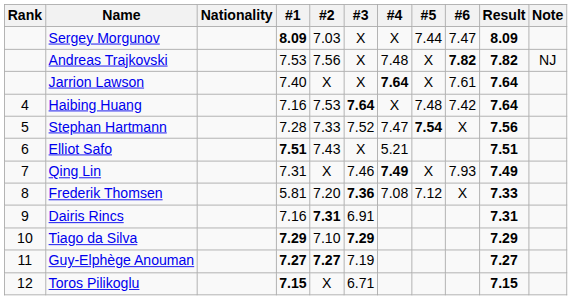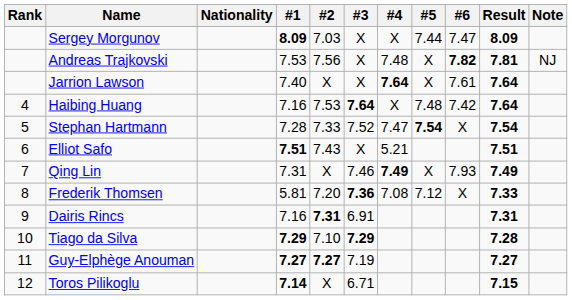(504, 60) 7.82 -> (504, 60) 7.81
(504, 127) 7.56 -> (504, 127) 7.54
(504, 238) 7.29 -> (504, 238) 7.28
(293, 283) 7.15 -> (293, 283) 7.14
